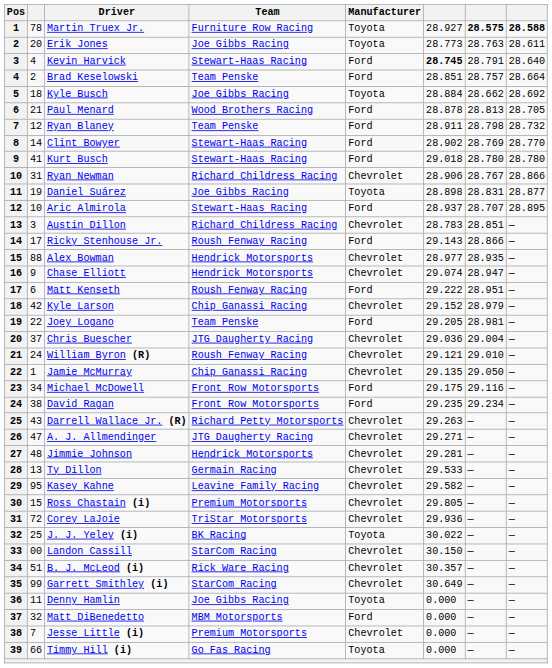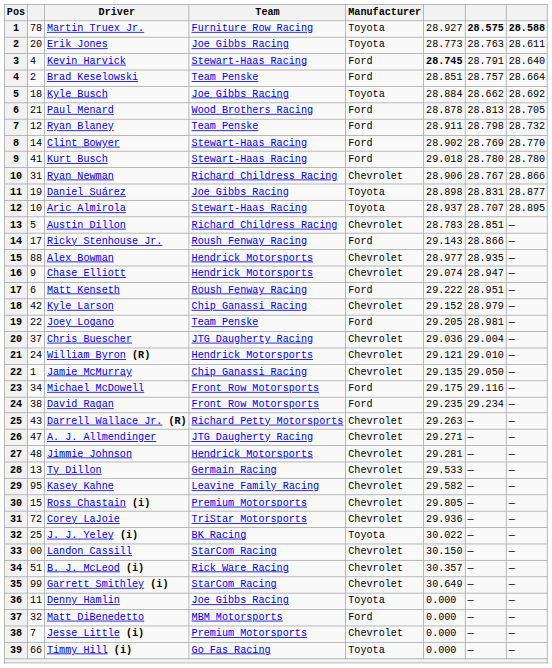(360, 209) Ford -> (367, 209) Toyota
(33, 225) 3 -> (33, 225) 5
(249, 356) Roush Fenway Racing -> (252, 356) Hendrick Motorsports
